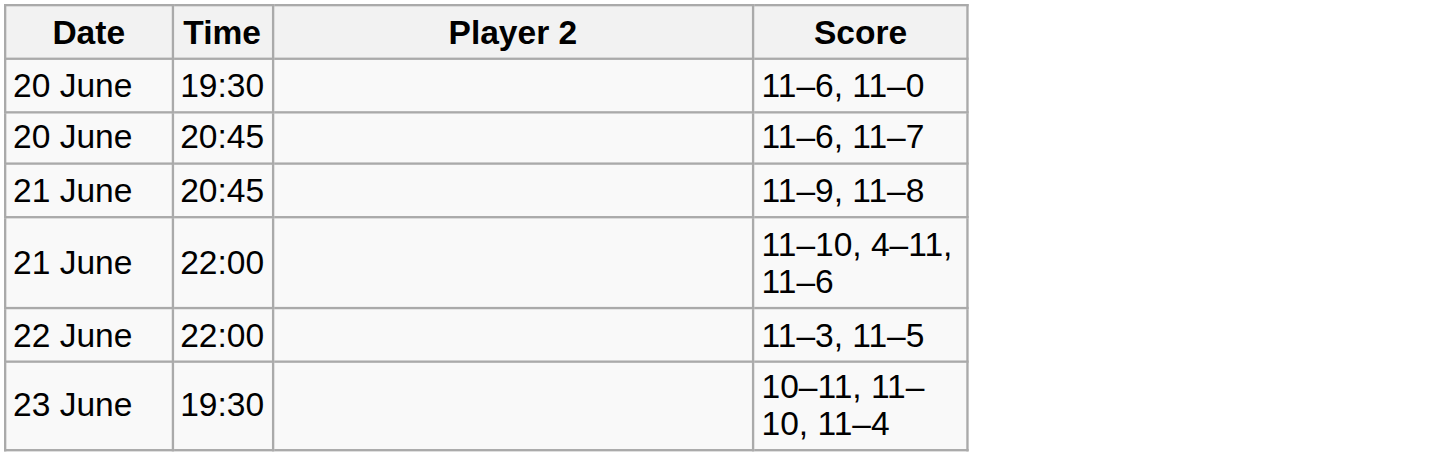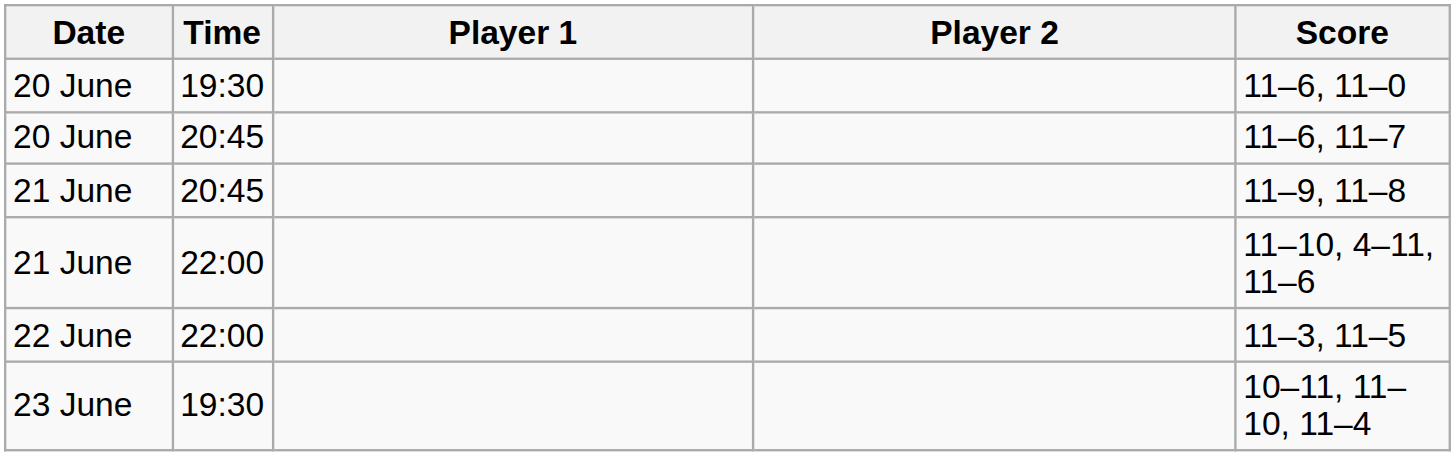+ column: (513, 32)
